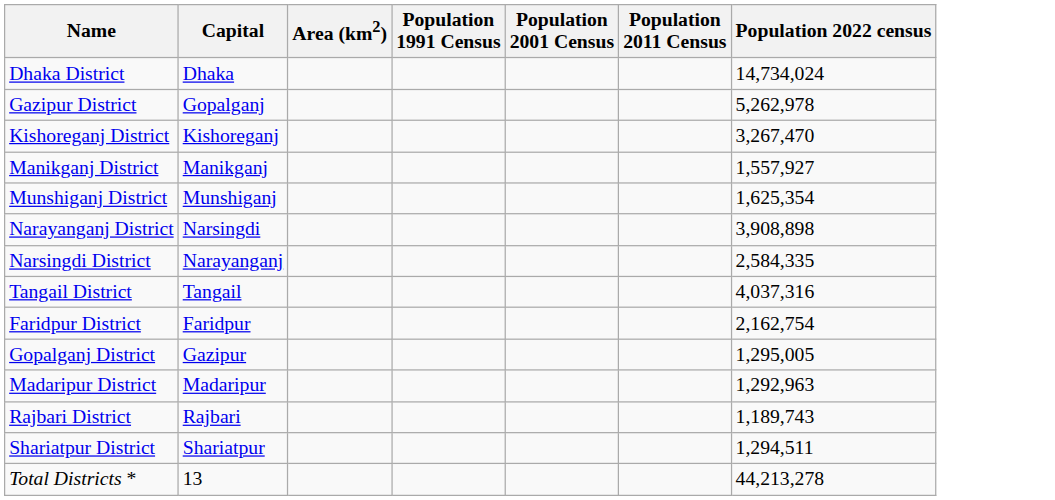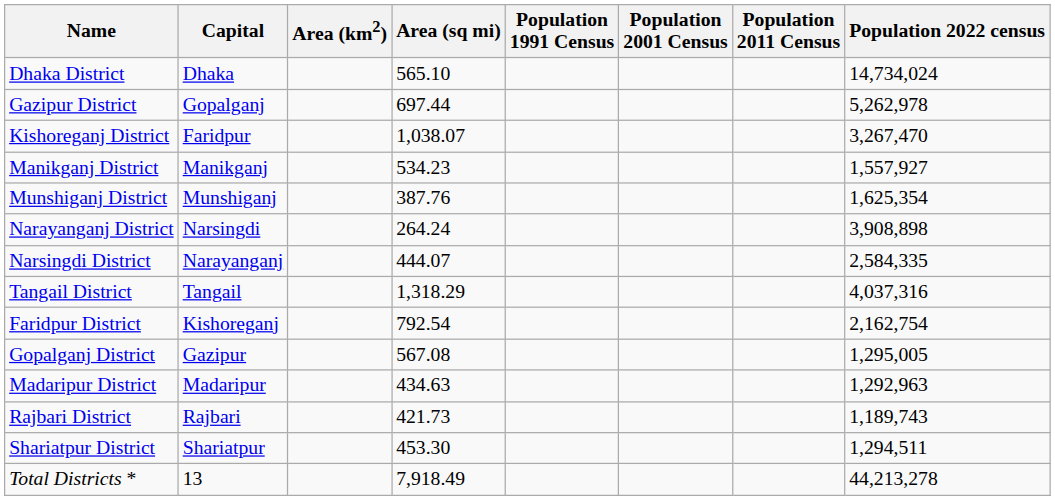+ column: (448, 31)
(231, 135) Kishoreganj -> (217, 135) Faridpur
(217, 323) Faridpur -> (231, 323) Kishoreganj
